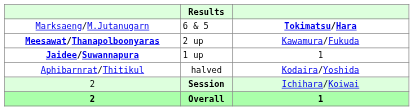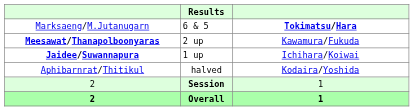(320, 55) 1 -> (320, 55) Ichihara/Koiwai
(320, 84) Ichihara/Koiwai -> (320, 84) 1
